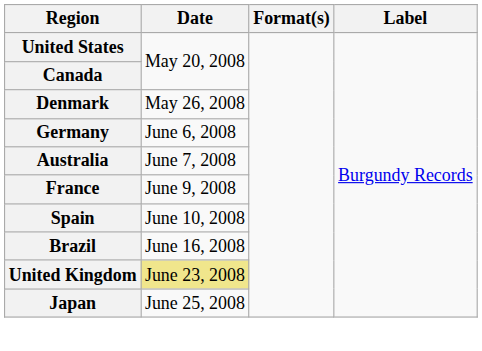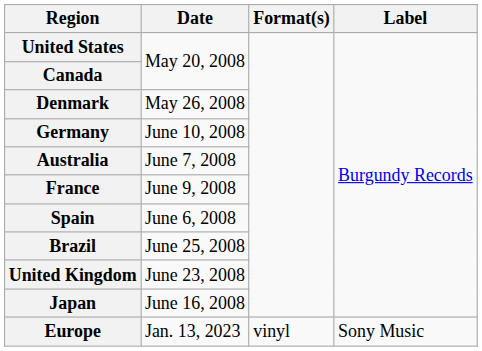(190, 132) June 6, 2008 -> (195, 132) June 10, 2008
(195, 217) June 10, 2008 -> (190, 217) June 6, 2008
(195, 246) June 16, 2008 -> (195, 246) June 25, 2008
(195, 274) khaki background -> (195, 274) no background
(195, 302) June 25, 2008 -> (195, 302) June 16, 2008
+ row: (73, 331)
